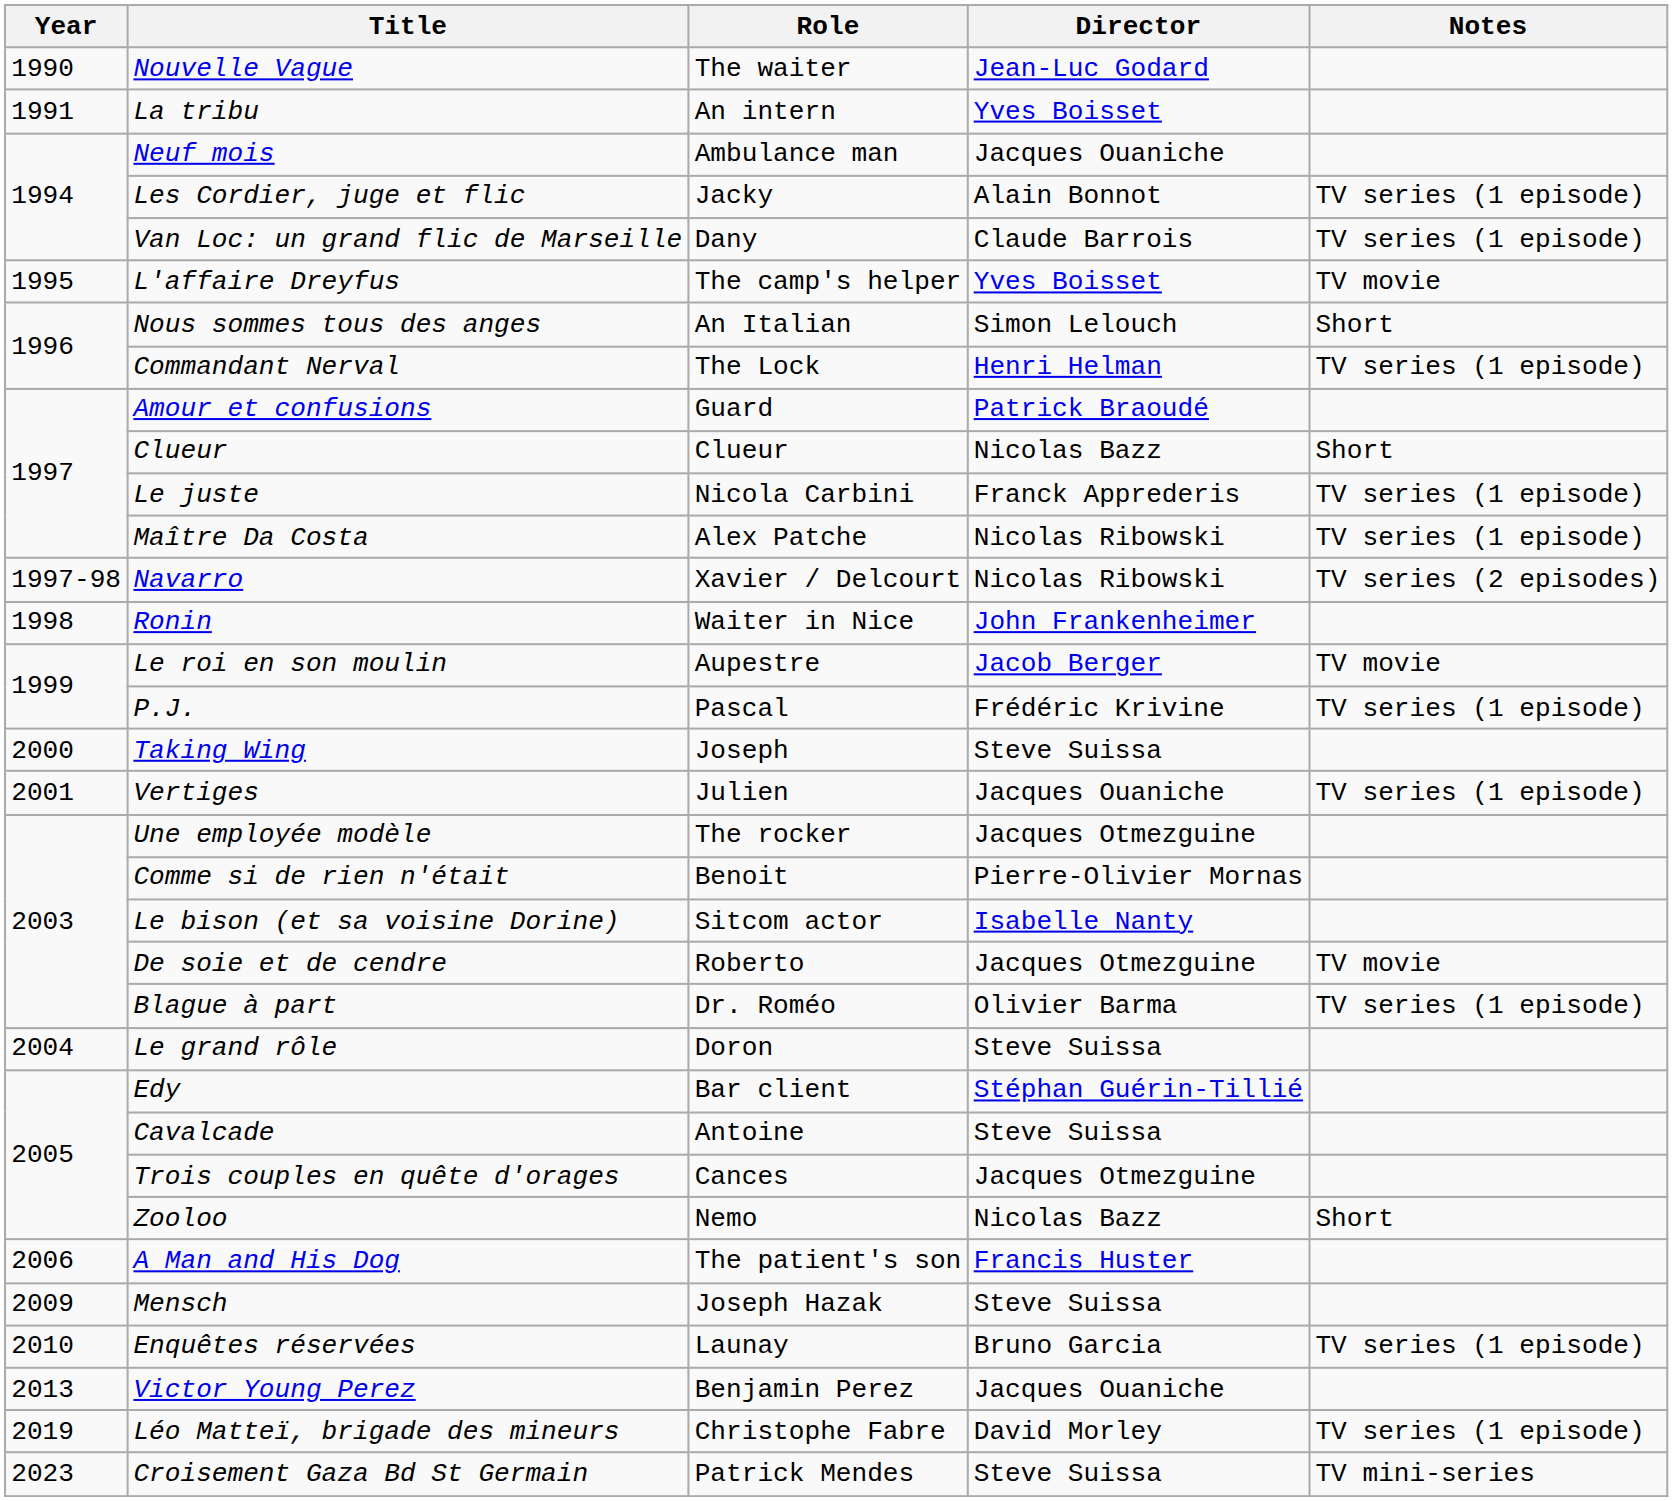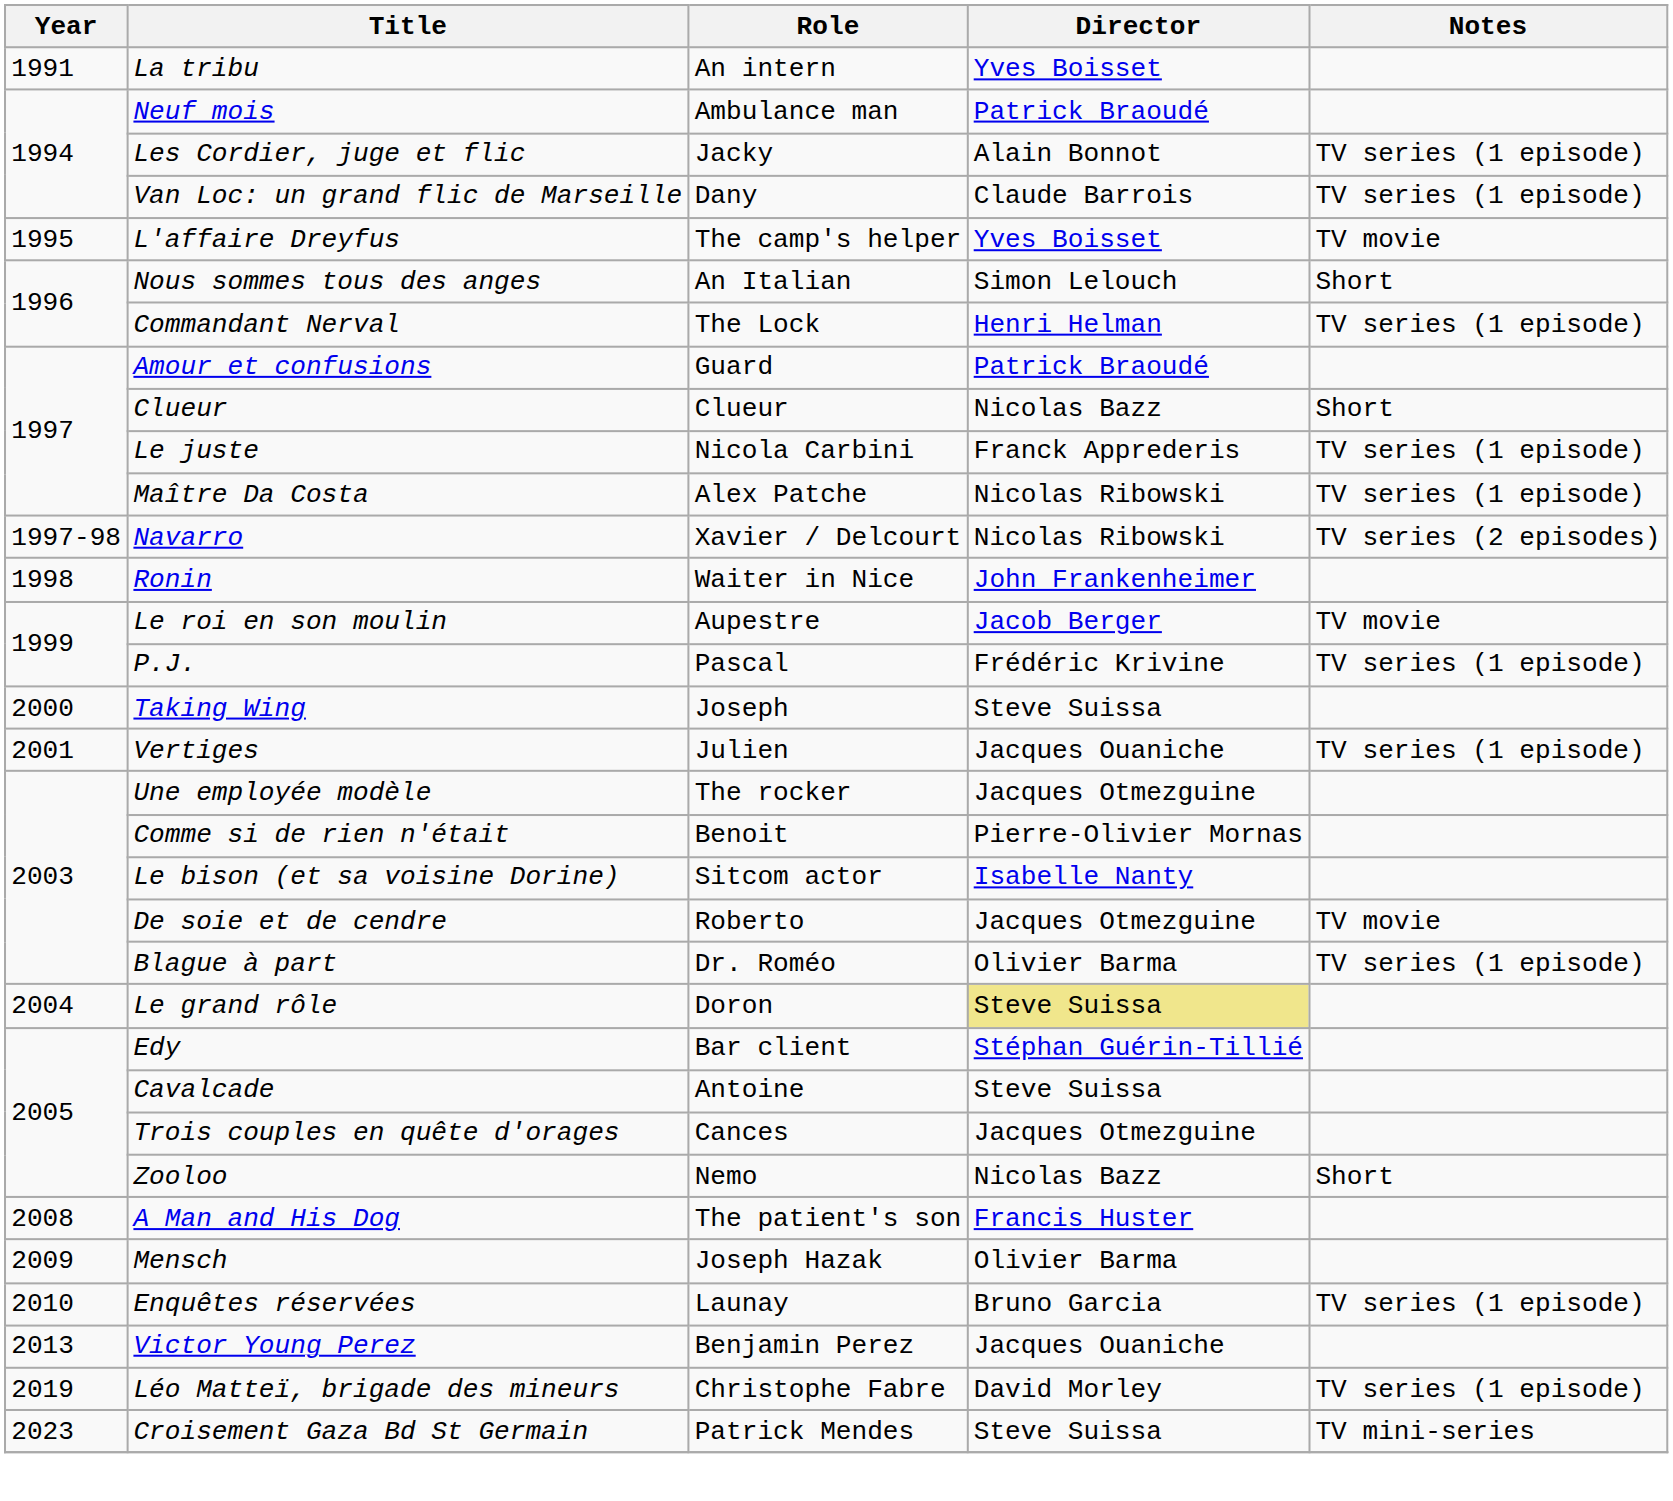- row: (243, 69)
(1099, 154) Jacques Ouaniche -> (1091, 111) Patrick Braoudé
(1068, 1048) no background -> (1068, 1006) khaki background
(43, 1261) 2006 -> (43, 1219) 2008
(1068, 1304) Steve Suissa -> (1076, 1261) Olivier Barma
